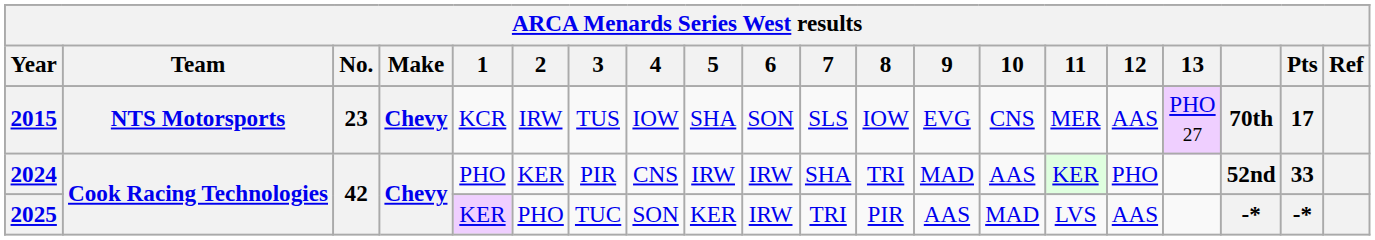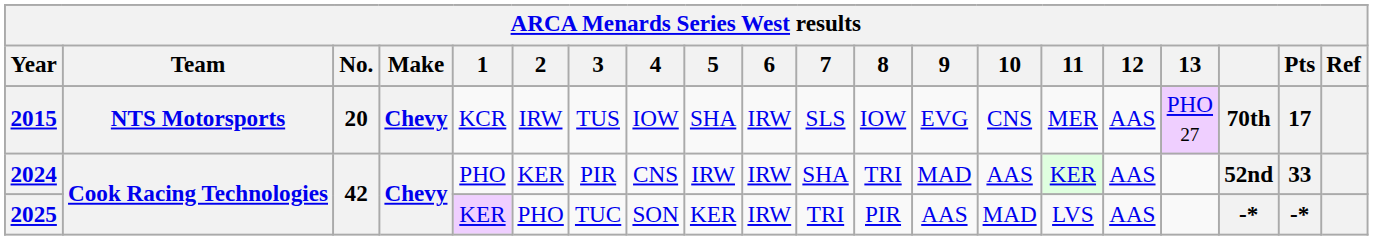(356, 119) 23 -> (356, 119) 20
(771, 119) SON -> (769, 119) IRW
(1135, 173) PHO -> (1132, 173) AAS
